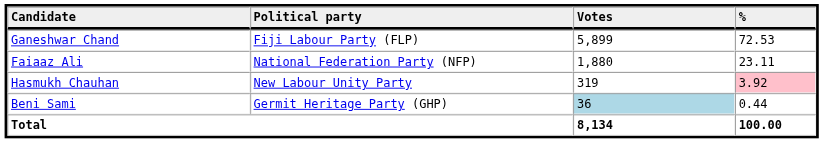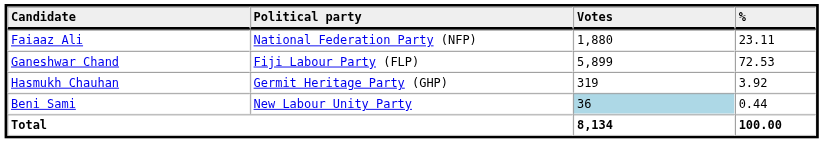rows swapped: (65, 40) <-> (47, 62)
(333, 83) New Labour Unity Party -> (351, 83) Germit Heritage Party (GHP)
(753, 83) pink background -> (753, 83) no background
(351, 104) Germit Heritage Party (GHP) -> (333, 104) New Labour Unity Party
